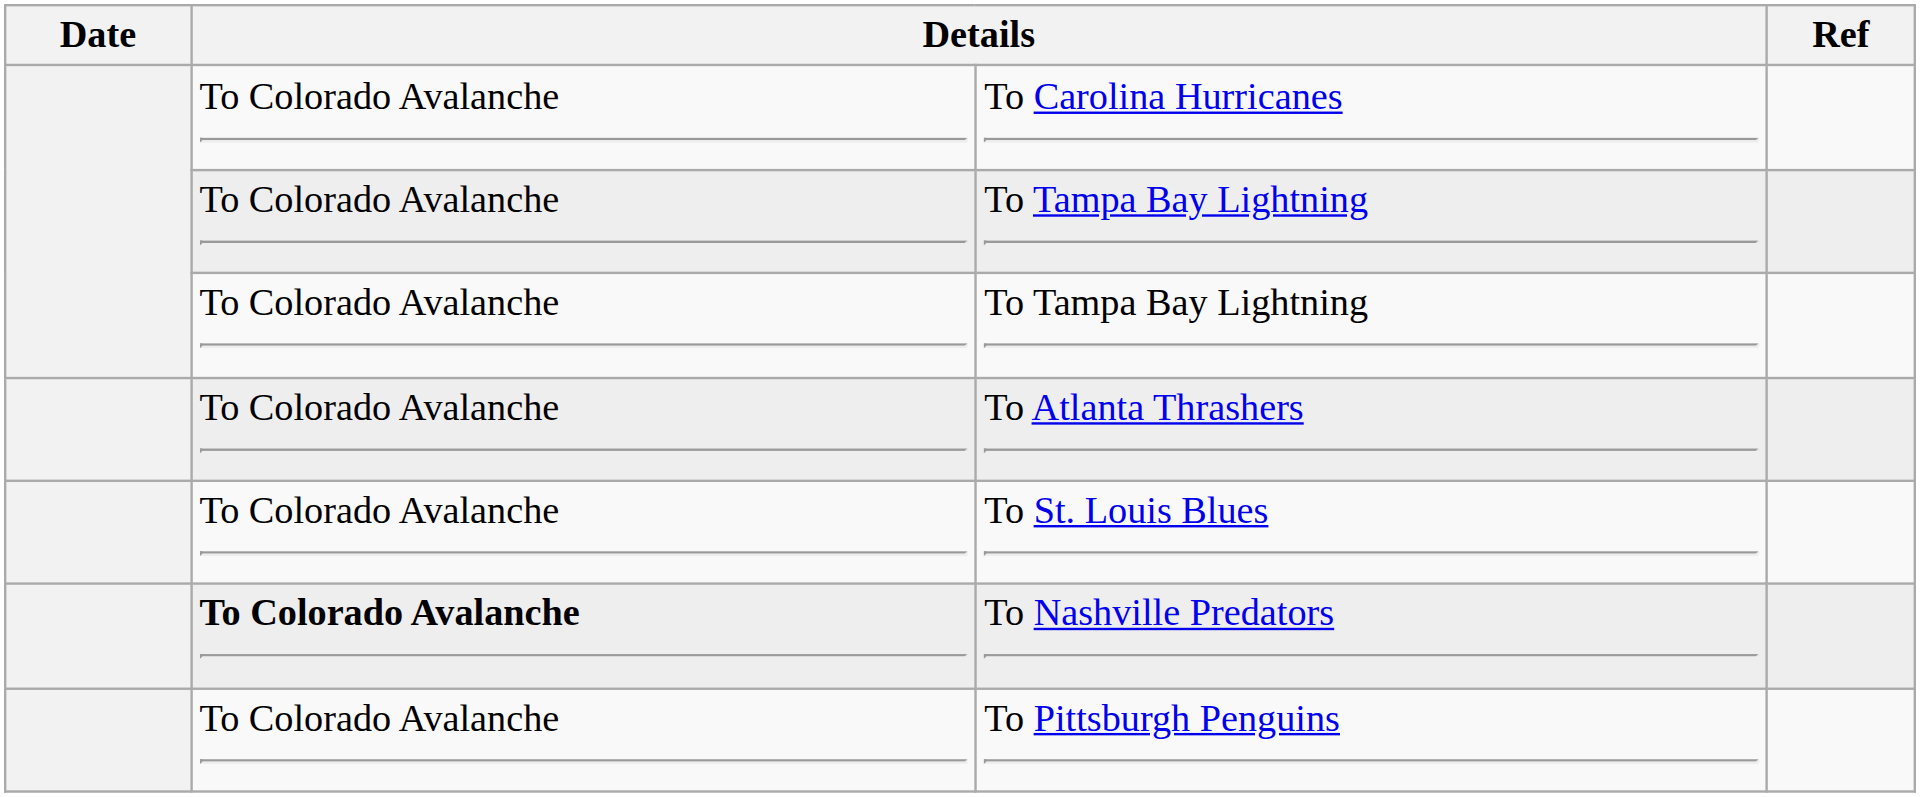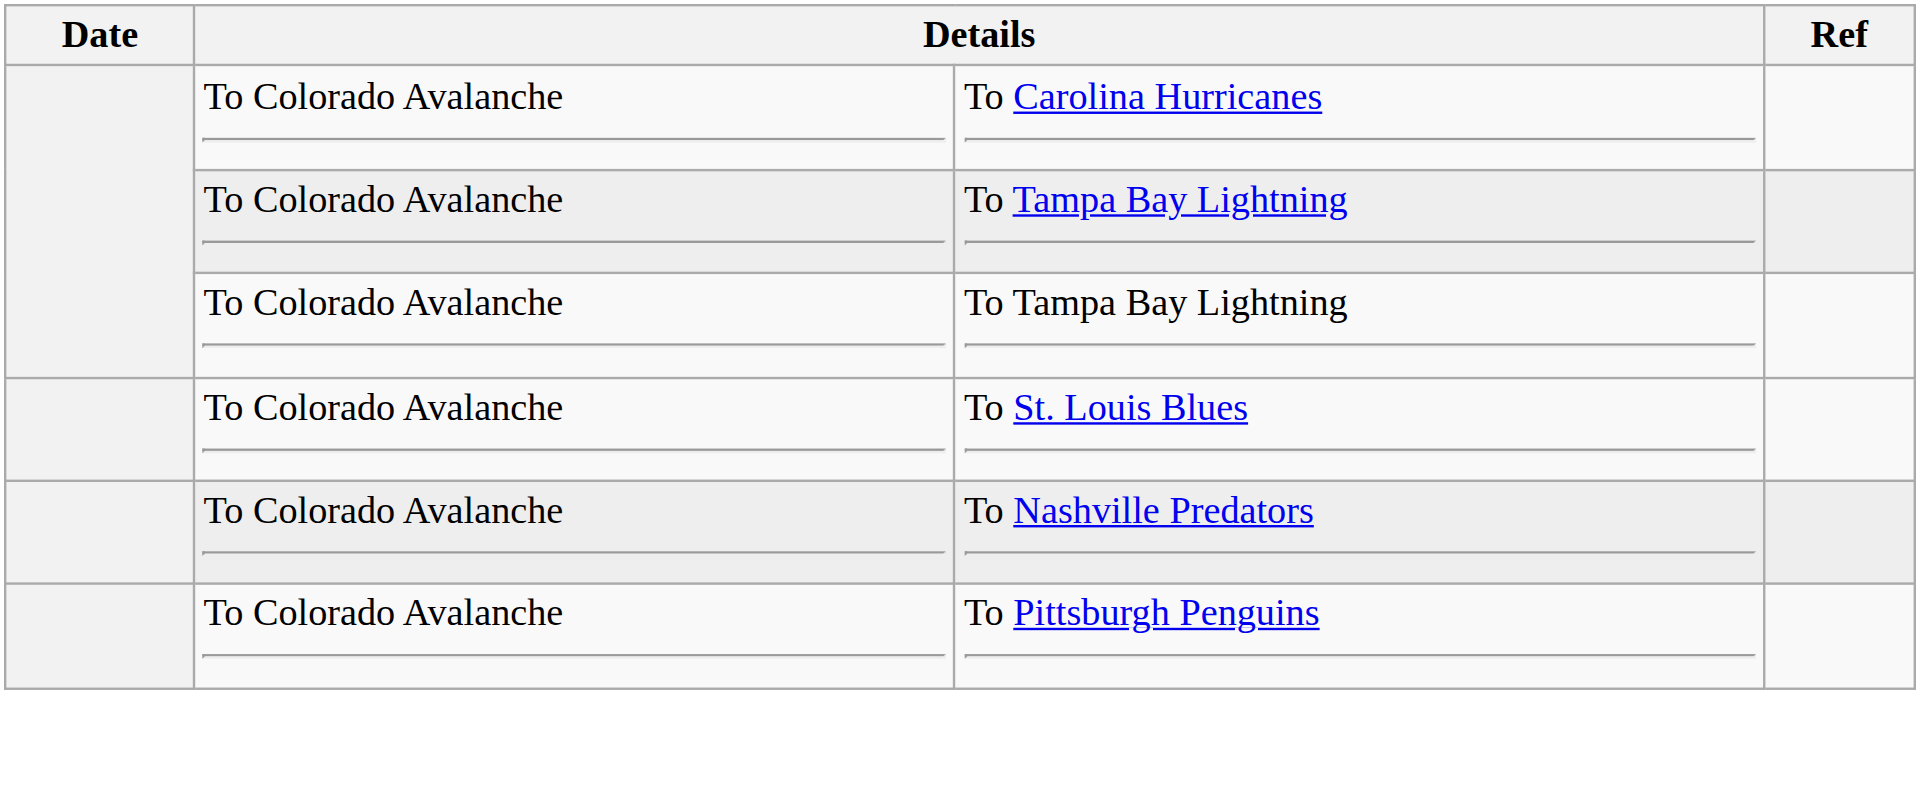- row: (98, 429)
(583, 626) bold -> (575, 523) normal
